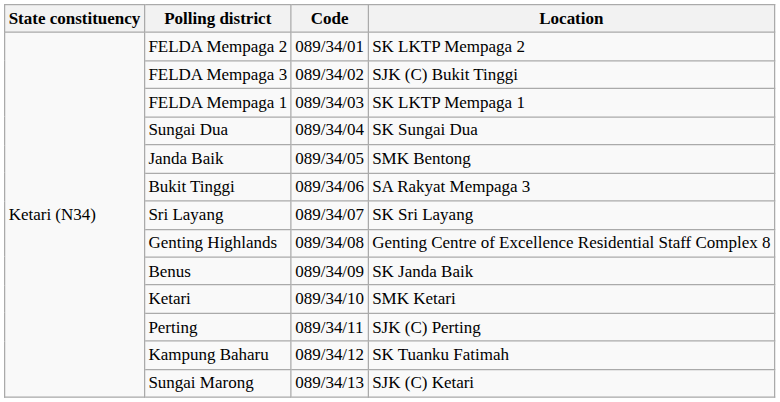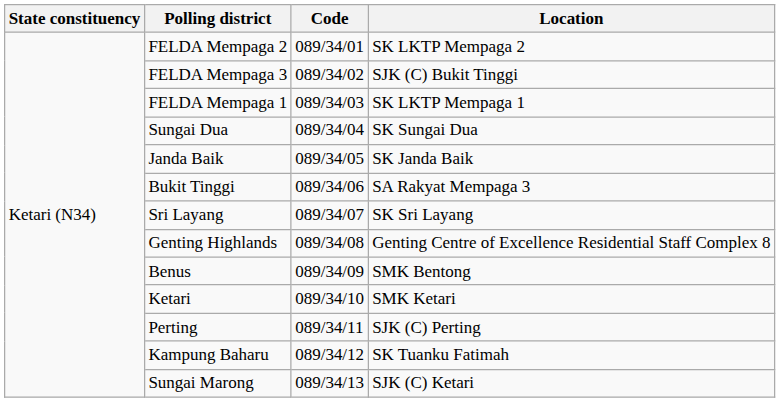(421, 158) SMK Bentong -> (423, 158) SK Janda Baik
(423, 270) SK Janda Baik -> (421, 270) SMK Bentong
